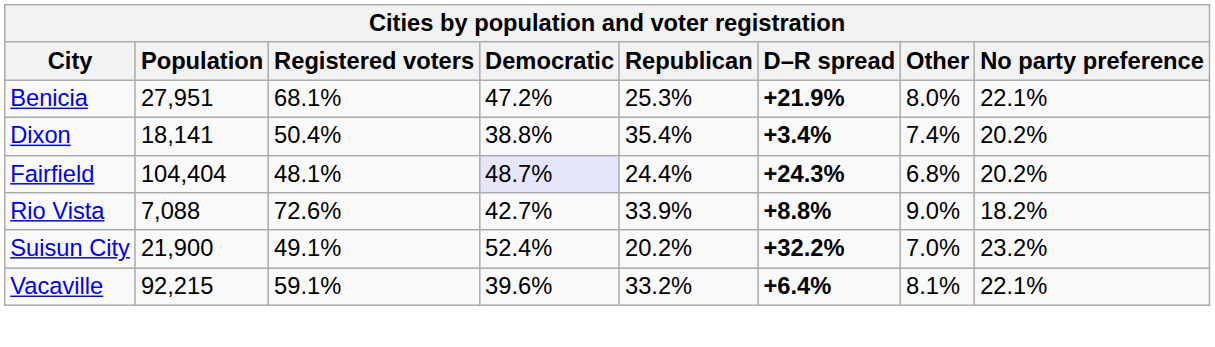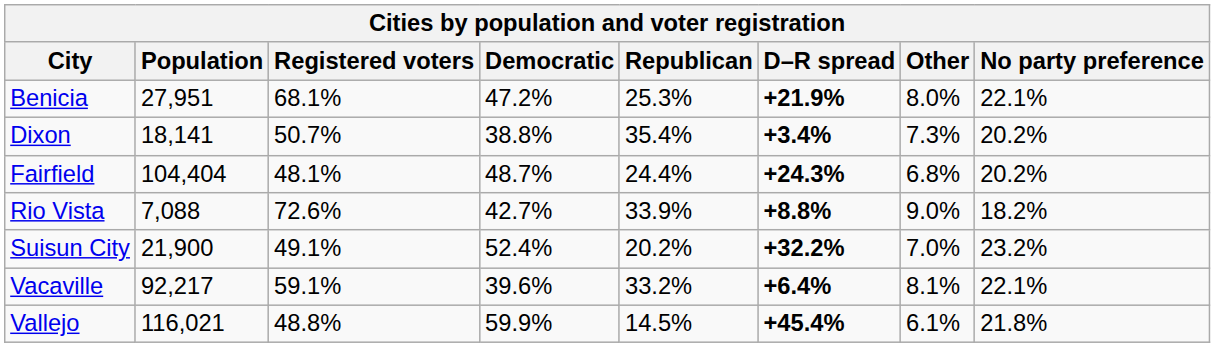(308, 135) 50.4% -> (308, 135) 50.7%
(933, 135) 7.4% -> (933, 135) 7.3%
(519, 173) lavender background -> (519, 173) no background
(177, 286) 92,215 -> (177, 286) 92,217
+ row: (45, 323)
